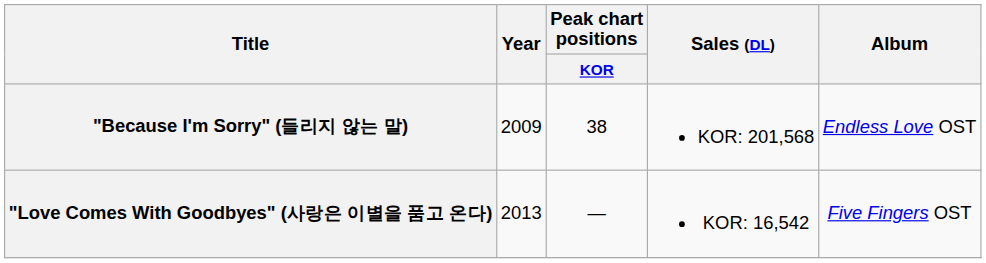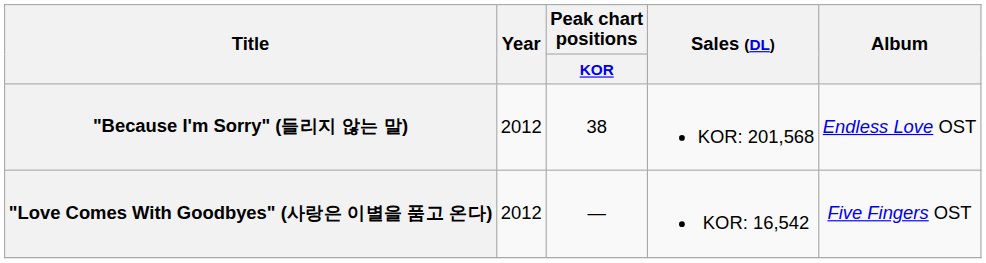(521, 126) 2009 -> (521, 126) 2012
(521, 213) 2013 -> (521, 213) 2012
